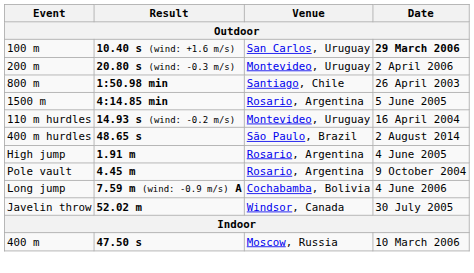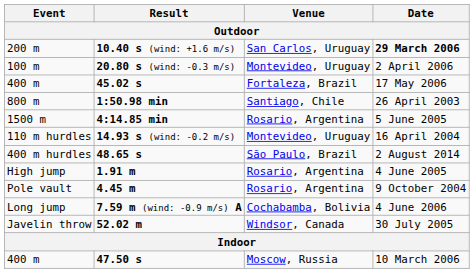(23, 48) 100 m -> (23, 48) 200 m
(23, 66) 200 m -> (23, 66) 100 m
+ row: (119, 84)
